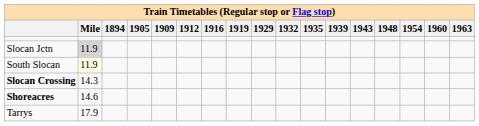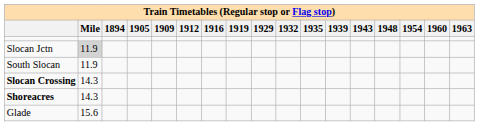(89, 65) lightyellow background -> (89, 65) no background
(89, 97) 14.6 -> (89, 97) 14.3
+ row: (19, 113)
- row: (19, 113)
